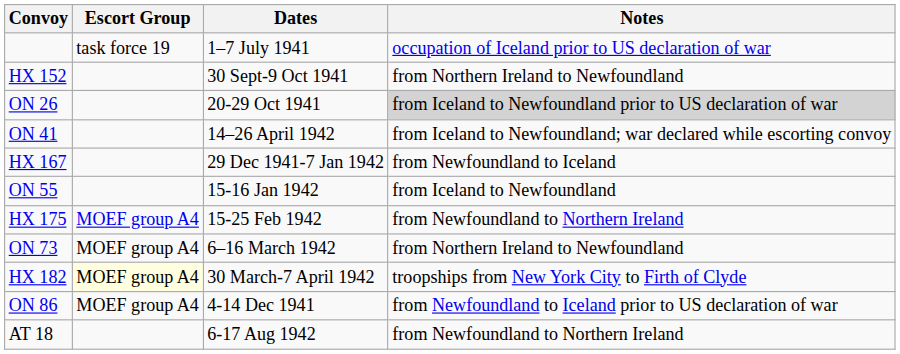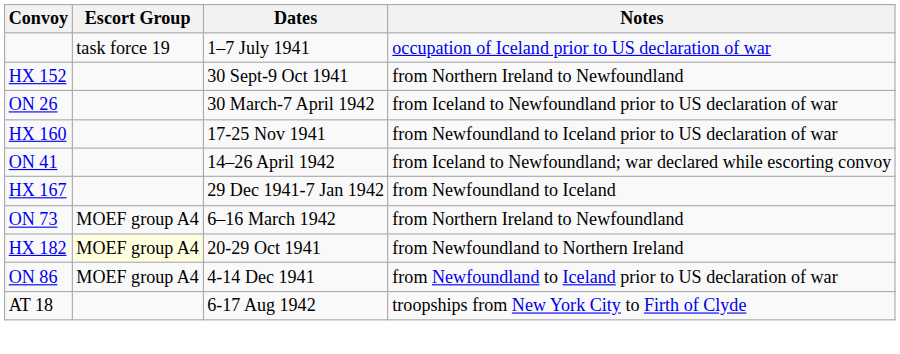(264, 104) 20-29 Oct 1941 -> (291, 104) 30 March-7 April 1942
(615, 104) lightgrey background -> (615, 104) no background
+ row: (38, 133)
- row: (33, 190)
- row: (38, 219)
(291, 276) 30 March-7 April 1942 -> (264, 248) 20-29 Oct 1941
(569, 276) troopships from New York City to Firth of Clyde -> (538, 248) from Newfoundland to Northern Ireland
(538, 334) from Newfoundland to Northern Ireland -> (569, 305) troopships from New York City to Firth of Clyde
